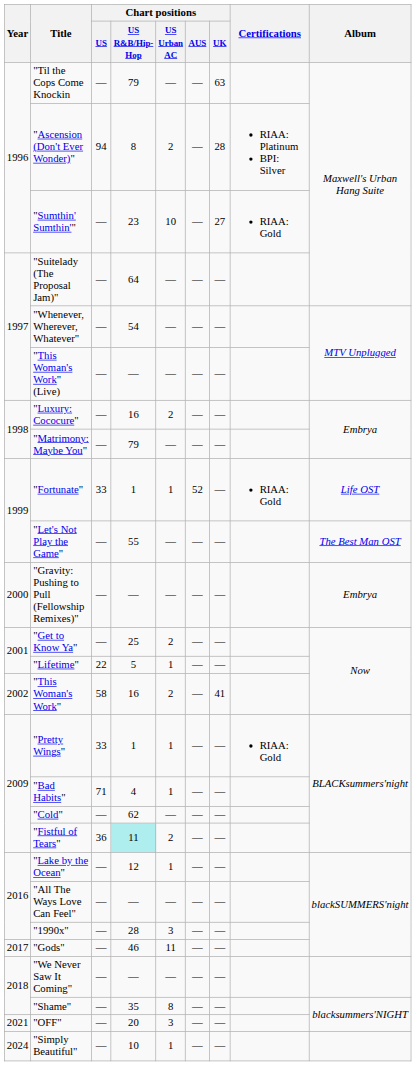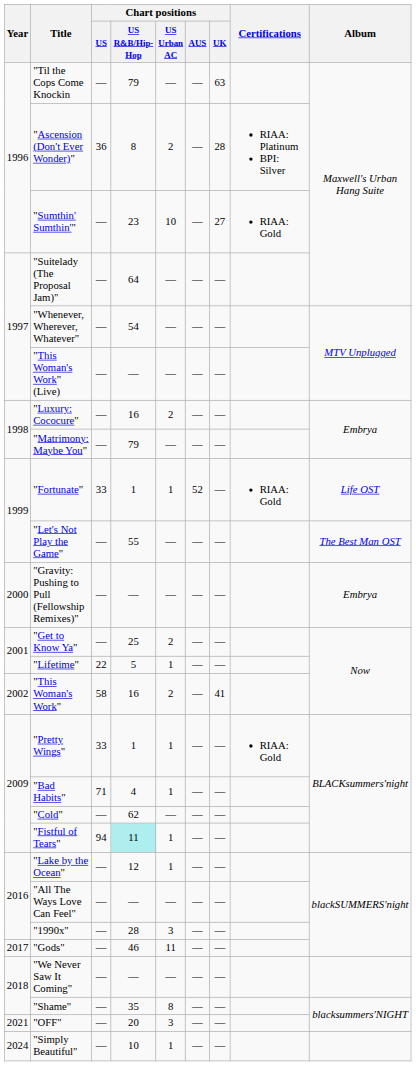(101, 147) 94 -> (101, 147) 36
(101, 837) 36 -> (101, 837) 94
(171, 837) 2 -> (171, 837) 1
